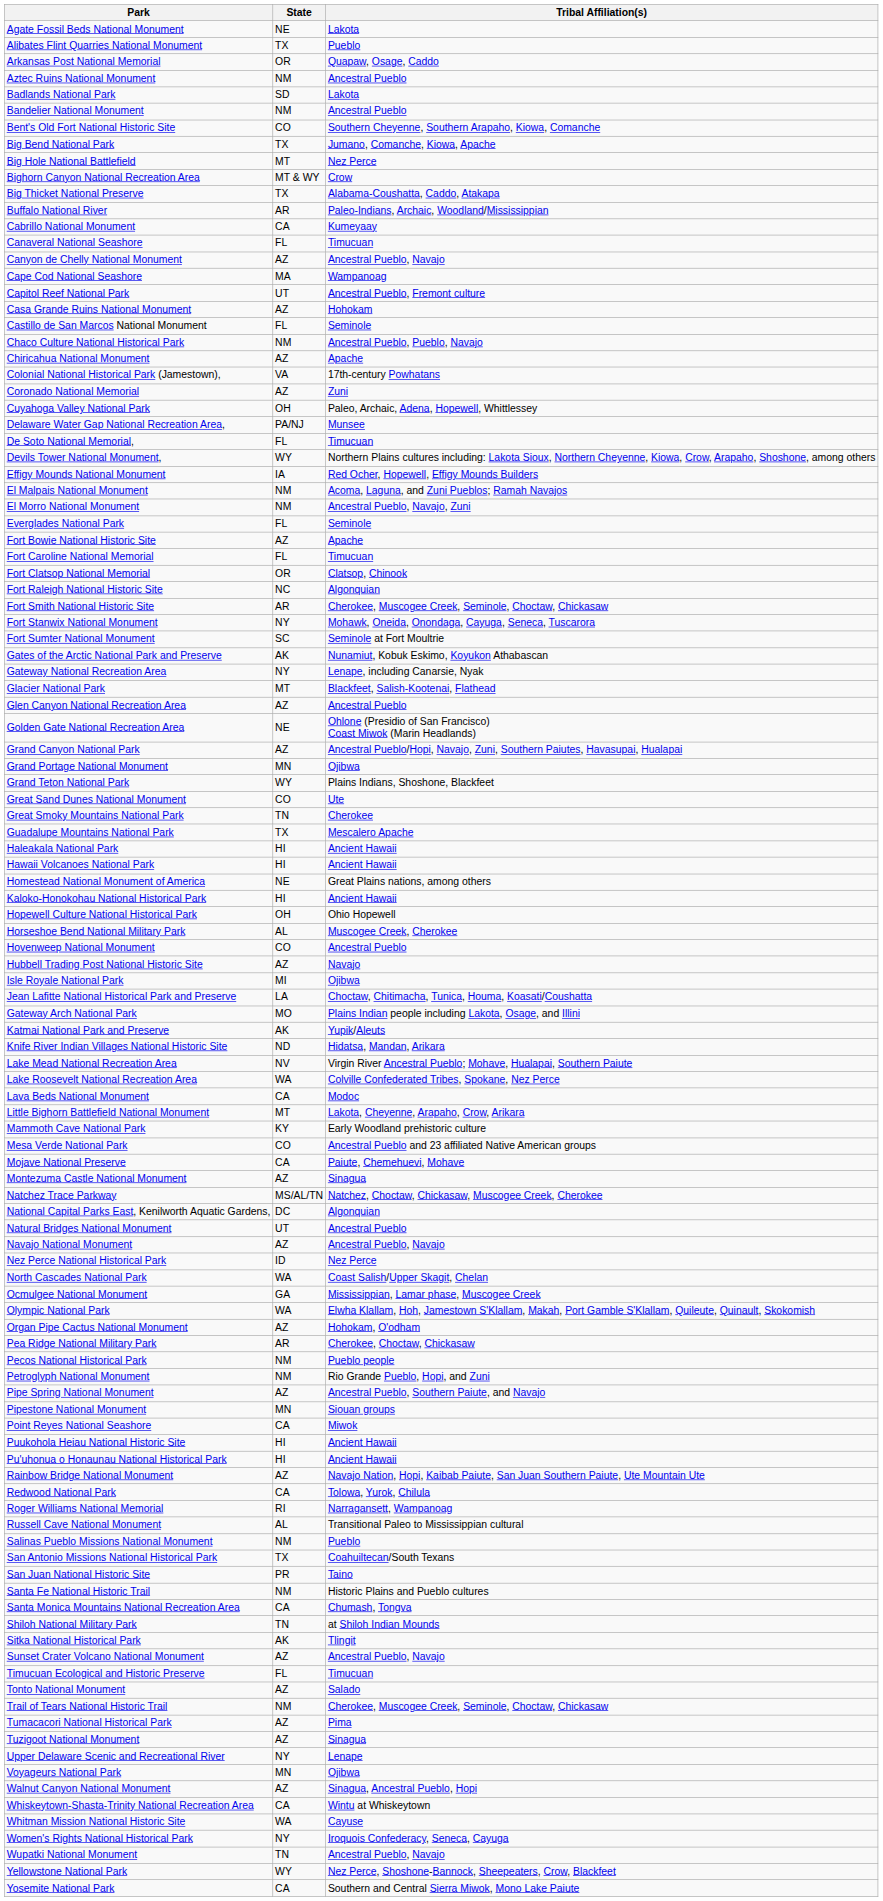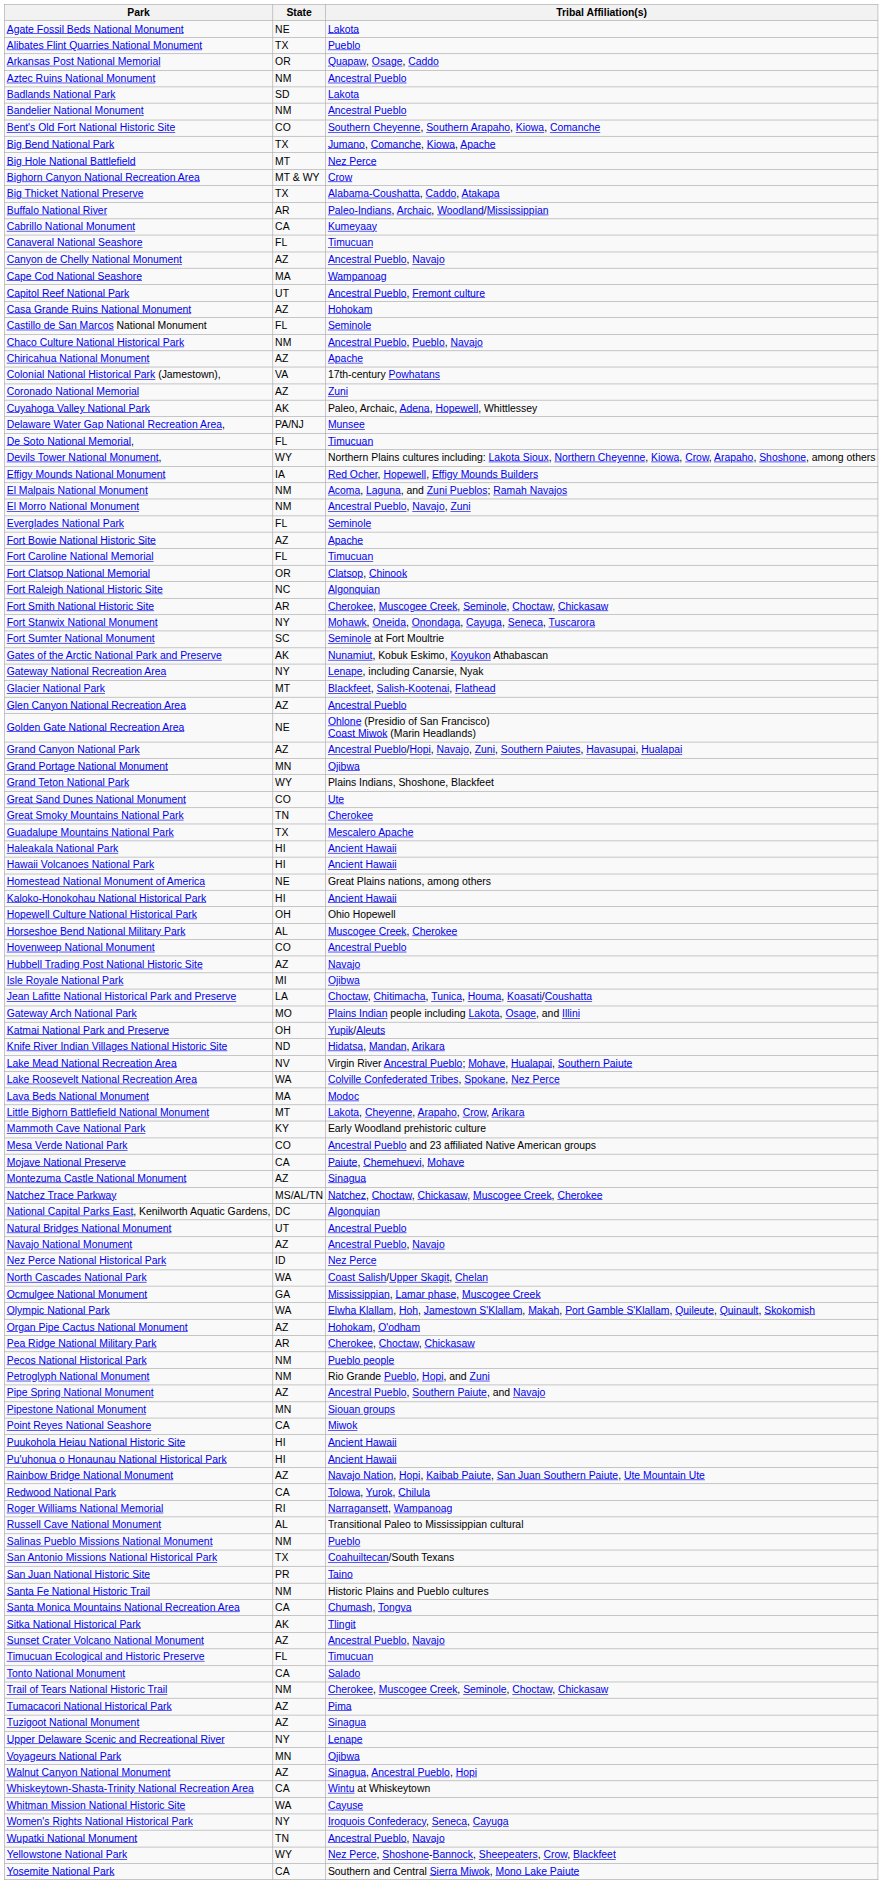(283, 408) OH -> (282, 408) AK
(282, 1030) AK -> (283, 1030) OH
(282, 1096) CA -> (283, 1096) MA
- row: (72, 1624)
(282, 1690) AZ -> (282, 1673) CA
